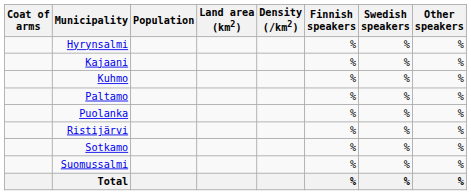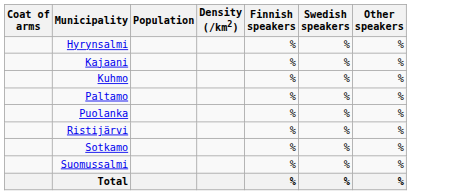- column: (227, 20)
